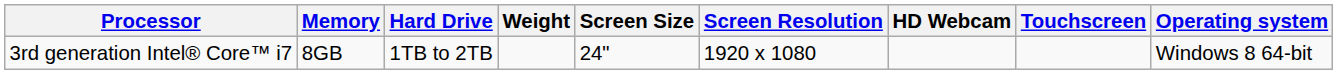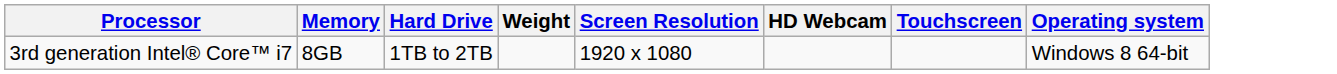- column: (637, 20)
